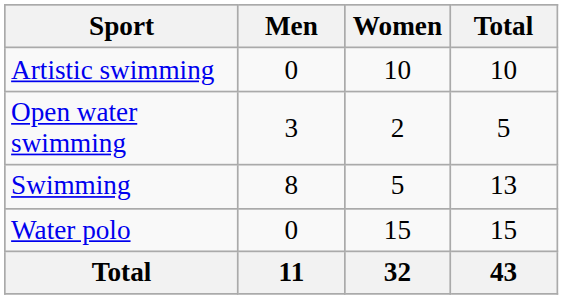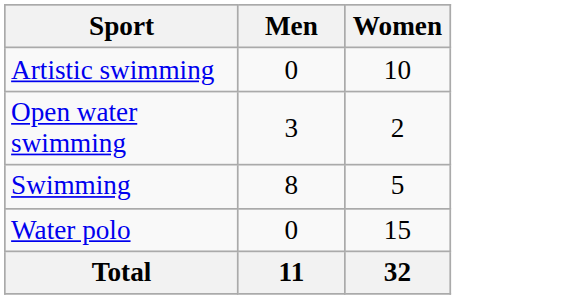- column: (503, 26)
